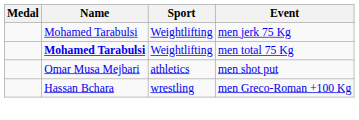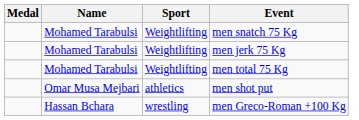+ row: (255, 32)
(95, 50) bold -> (91, 69) normal
